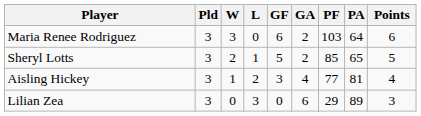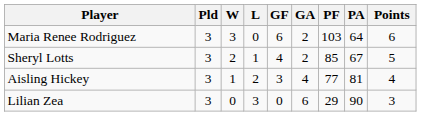(279, 57) 5 -> (279, 57) 4
(356, 57) 65 -> (356, 57) 67
(356, 100) 89 -> (356, 100) 90
